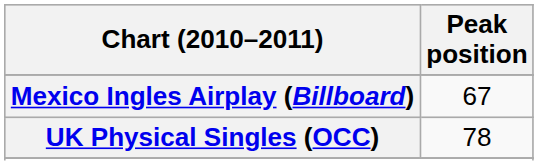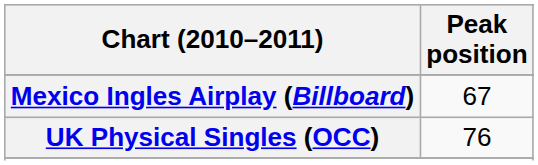(477, 137) 78 -> (477, 137) 76
